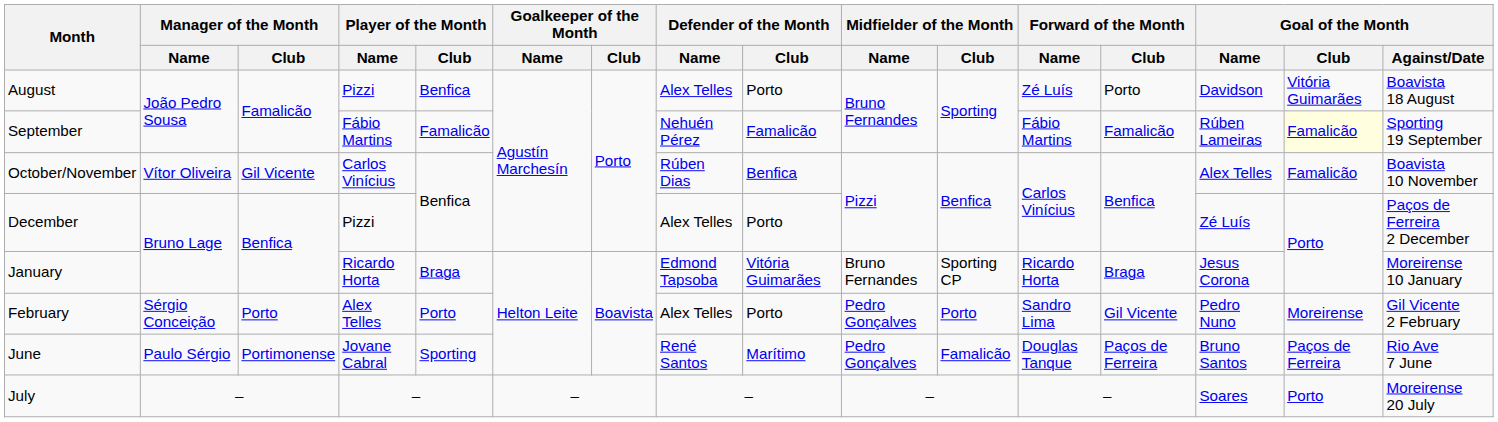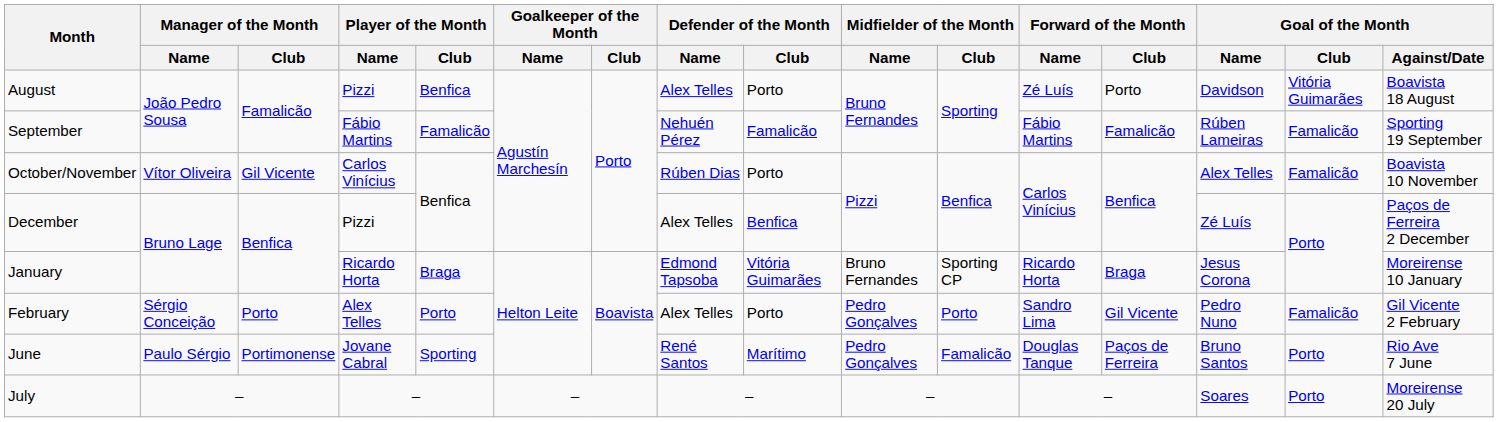(1322, 131) lightyellow background -> (1323, 131) no background
(772, 172) Benfica -> (765, 172) Porto
(765, 222) Porto -> (772, 222) Benfica
(1325, 313) Moreirense -> (1323, 313) Famalicão
(1319, 354) Paços de Ferreira -> (1306, 354) Porto
